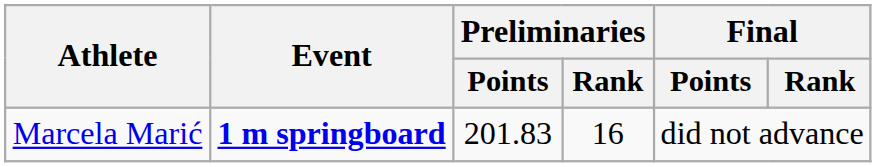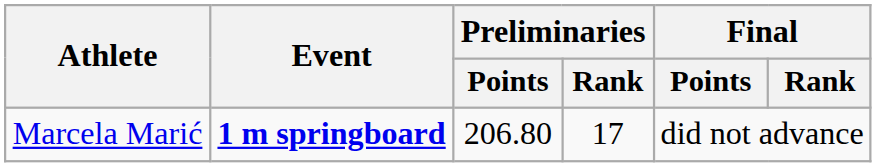(508, 134) 201.83 -> (508, 134) 206.80
(608, 134) 16 -> (608, 134) 17
